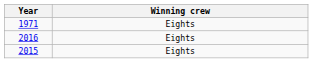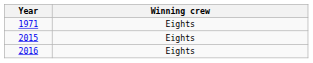rows swapped: (28, 51) <-> (28, 38)
